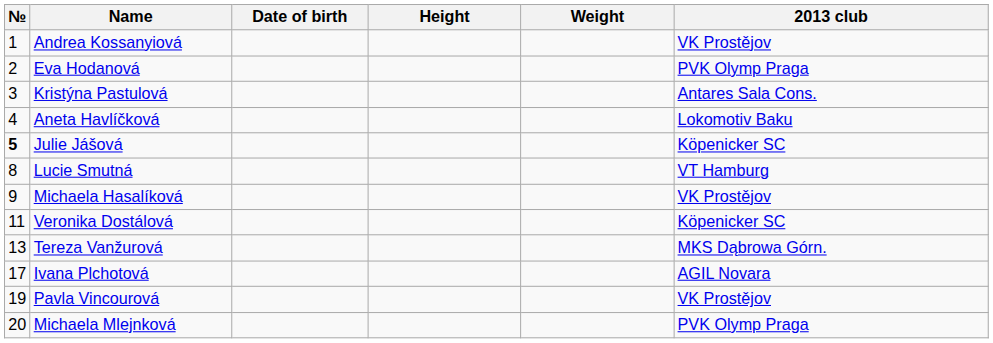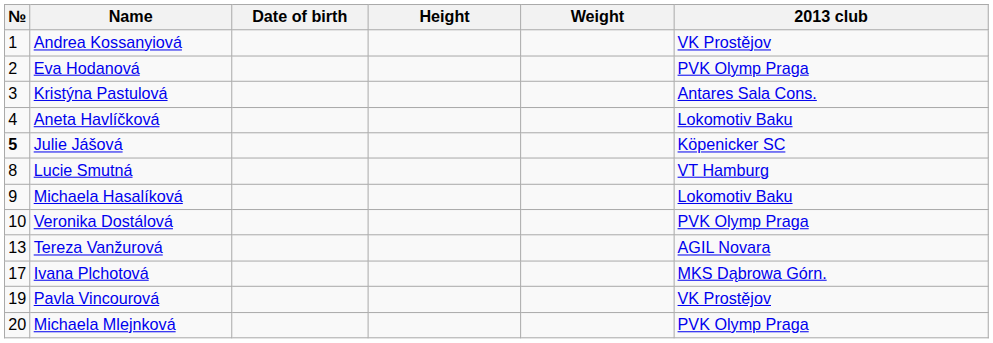(724, 196) VK Prostějov -> (735, 196) Lokomotiv Baku
(17, 222) 11 -> (17, 222) 10
(731, 222) Köpenicker SC -> (743, 222) PVK Olymp Praga
(752, 247) MKS Dąbrowa Górn. -> (724, 247) AGIL Novara
(724, 273) AGIL Novara -> (752, 273) MKS Dąbrowa Górn.
